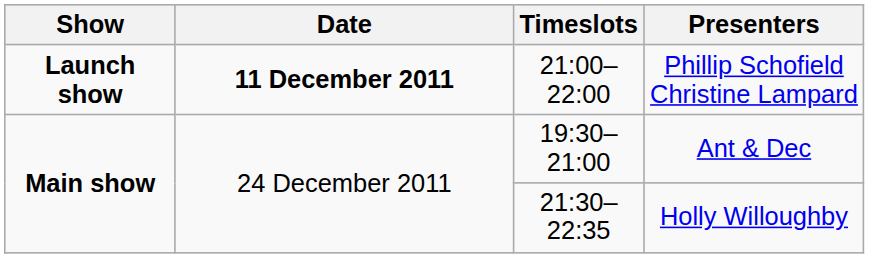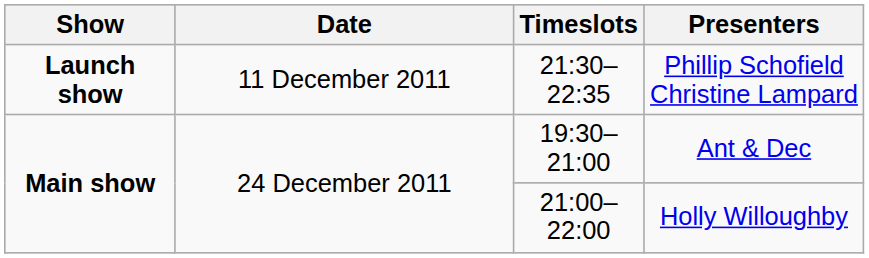(344, 79) bold -> (344, 79) normal
(579, 79) 21:00–22:00 -> (579, 79) 21:30–22:35
(579, 217) 21:30–22:35 -> (579, 217) 21:00–22:00
